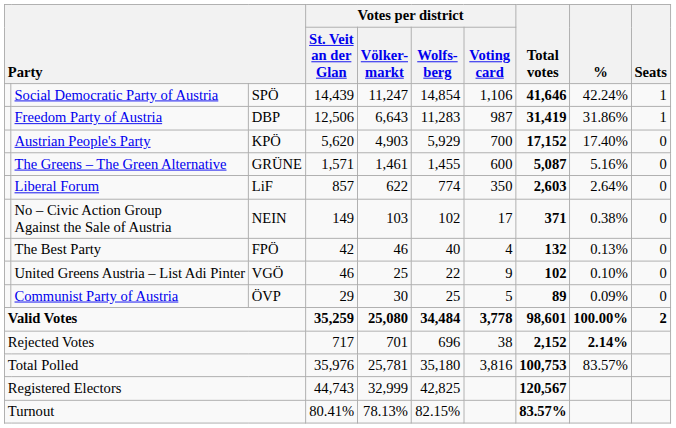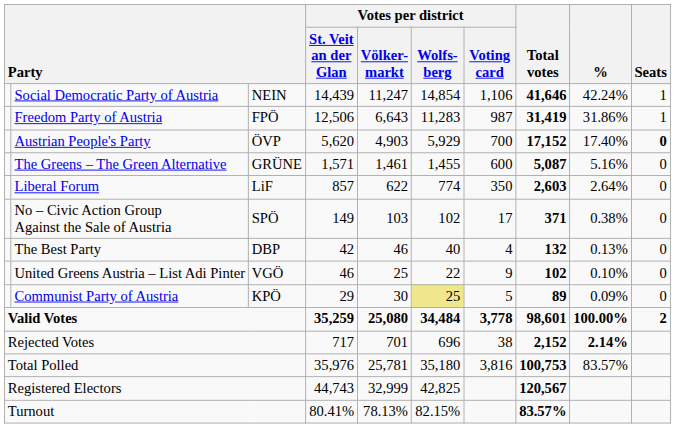(265, 94) SPÖ -> (269, 94) NEIN
(266, 118) DBP -> (265, 118) FPÖ
(266, 141) KPÖ -> (266, 141) ÖVP
(663, 141) normal -> (663, 141) bold
(269, 218) NEIN -> (265, 218) SPÖ
(265, 249) FPÖ -> (266, 249) DBP
(266, 296) ÖVP -> (266, 296) KPÖ
(453, 296) no background -> (453, 296) khaki background
